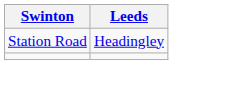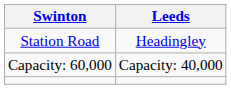+ row: (60, 64)
